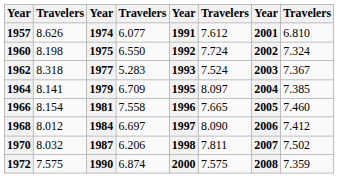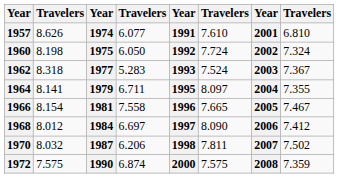(214, 32) 7.612 -> (214, 32) 7.610
(132, 51) 6.550 -> (132, 51) 6.050
(132, 88) 6.709 -> (132, 88) 6.711
(297, 88) 7.385 -> (297, 88) 7.355
(297, 107) 7.460 -> (297, 107) 7.467
